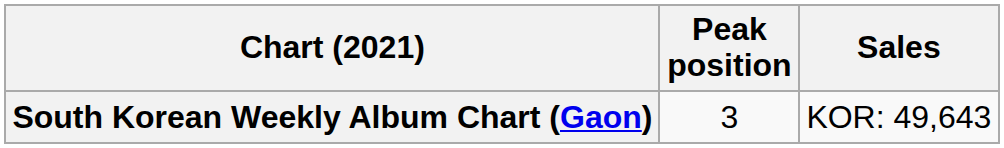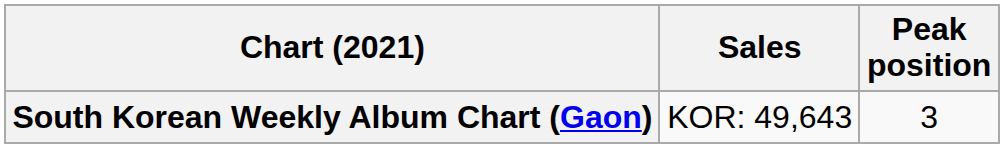columns swapped: (729, 47) <-> (899, 47)
